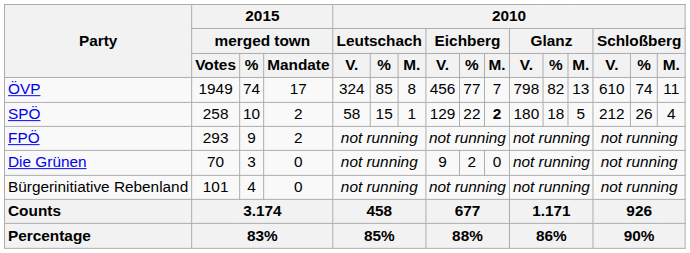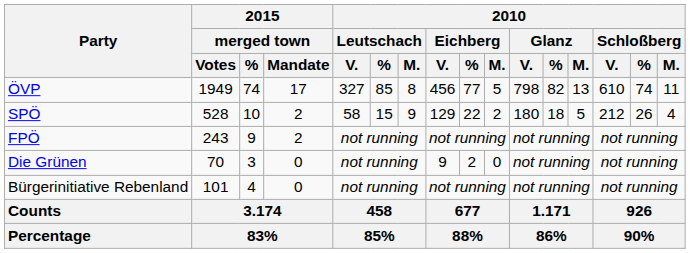(352, 89) 324 -> (352, 89) 327
(497, 89) 7 -> (497, 89) 5
(216, 114) 258 -> (216, 114) 528
(412, 114) 1 -> (412, 114) 9
(497, 114) bold -> (497, 114) normal
(216, 138) 293 -> (216, 138) 243
